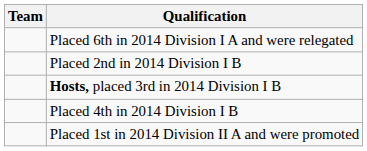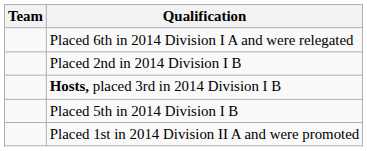- row: (144, 110)
+ row: (144, 110)
